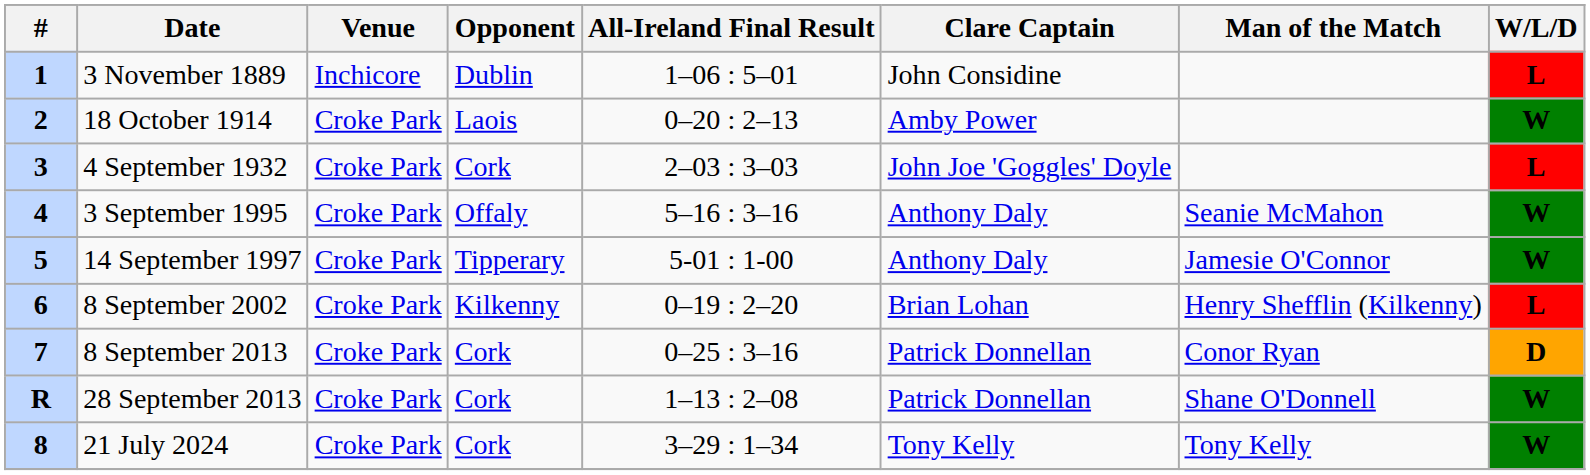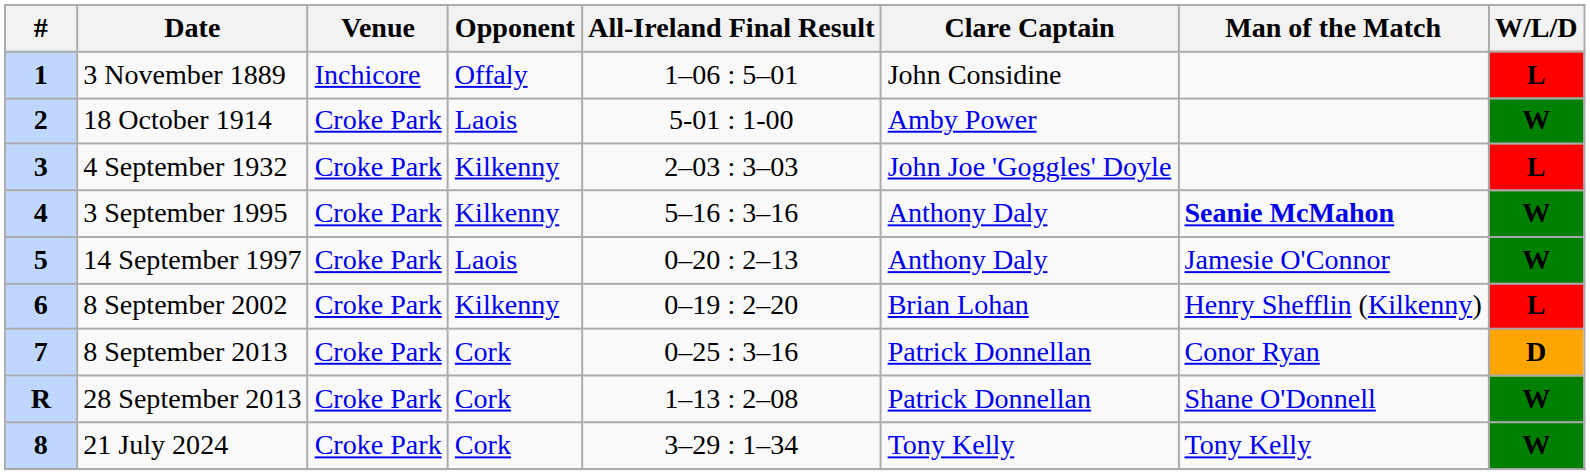(494, 74) Dublin -> (491, 74) Offaly
(731, 120) 0–20 : 2–13 -> (731, 120) 5-01 : 1-00
(483, 166) Cork -> (507, 166) Kilkenny
(491, 213) Offaly -> (507, 213) Kilkenny
(1284, 213) normal -> (1289, 213) bold
(510, 259) Tipperary -> (486, 259) Laois
(731, 259) 5-01 : 1-00 -> (731, 259) 0–20 : 2–13
